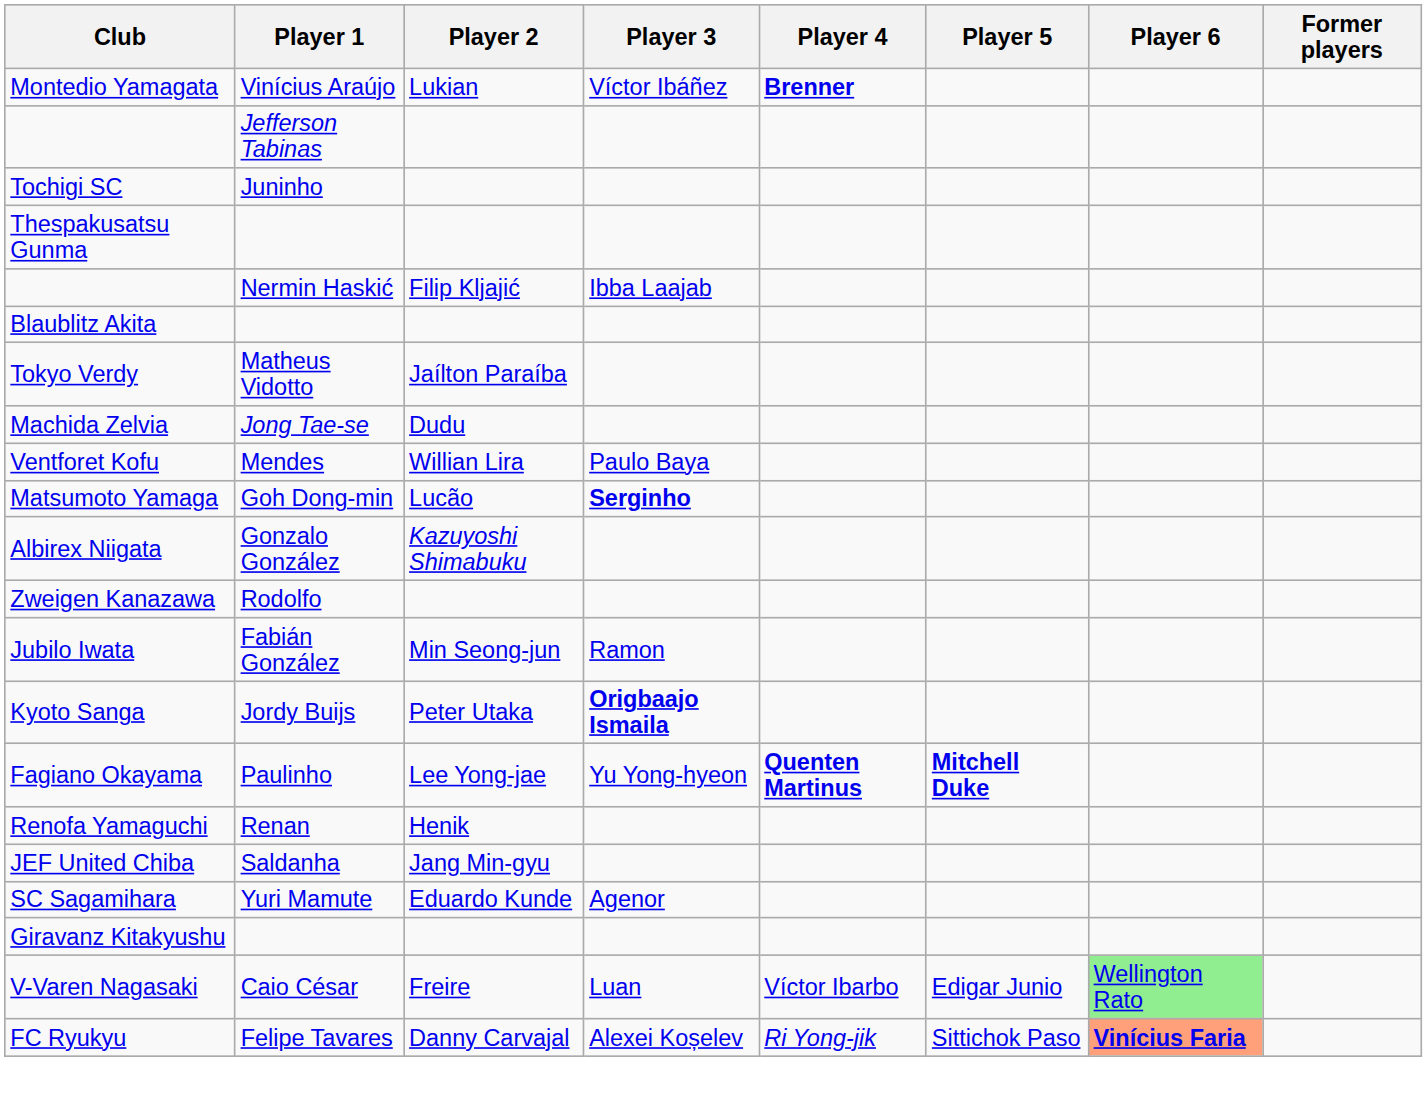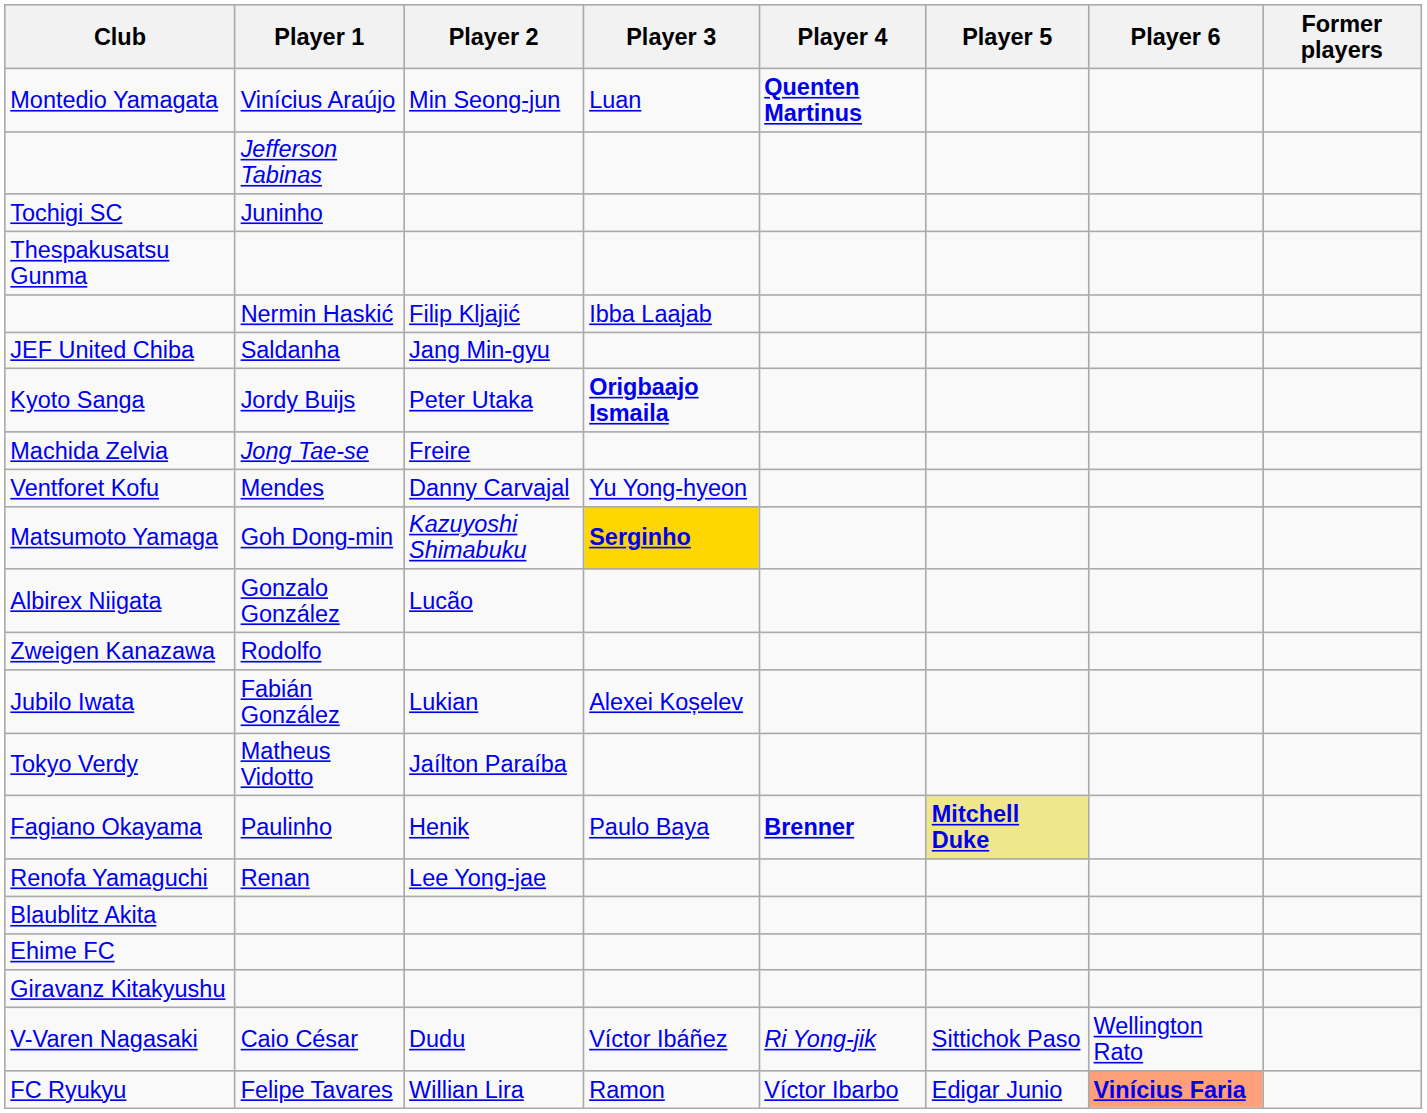(444, 87) Lukian -> (485, 100) Min Seong-jun
(658, 87) Víctor Ibáñez -> (615, 100) Luan
(809, 87) Brenner -> (813, 100) Quenten Martinus
rows swapped: (102, 863) <-> (83, 324)
rows swapped: (74, 375) <-> (77, 712)
(437, 425) Dudu -> (440, 451) Freire
(466, 462) Willian Lira -> (489, 488) Danny Carvajal
(649, 462) Paulo Baya -> (668, 488) Yu Yong-hyeon
(441, 499) Lucão -> (468, 538) Kazuyoshi Shimabuku
(640, 499) no background -> (640, 538) gold background
(468, 549) Kazuyoshi Shimabuku -> (441, 601) Lucão
(485, 649) Min Seong-jun -> (444, 701) Lukian
(627, 649) Ramon -> (666, 701) Alexei Koșelev
(478, 776) Lee Yong-jae -> (439, 828) Henik
(668, 776) Yu Yong-hyeon -> (649, 828) Paulo Baya
(813, 776) Quenten Martinus -> (809, 828) Brenner
(975, 776) no background -> (975, 828) khaki background
(439, 826) Henik -> (478, 878) Lee Yong-jae
+ row: (62, 952)
- row: (93, 900)
(440, 987) Freire -> (437, 1039) Dudu
(615, 987) Luan -> (658, 1039) Víctor Ibáñez
(831, 987) Víctor Ibarbo -> (820, 1039) Ri Yong-jik
(997, 987) Edigar Junio -> (1006, 1039) Sittichok Paso
(1148, 987) lightgreen background -> (1148, 1039) no background
(489, 1037) Danny Carvajal -> (466, 1089) Willian Lira
(666, 1037) Alexei Koșelev -> (627, 1089) Ramon
(820, 1037) Ri Yong-jik -> (831, 1089) Víctor Ibarbo
(1006, 1037) Sittichok Paso -> (997, 1089) Edigar Junio
